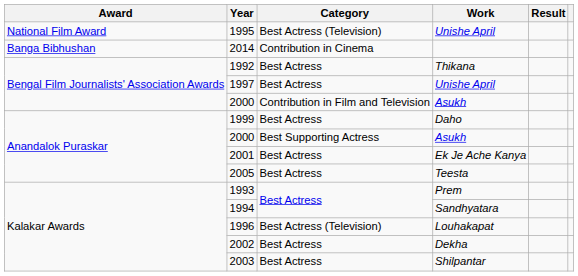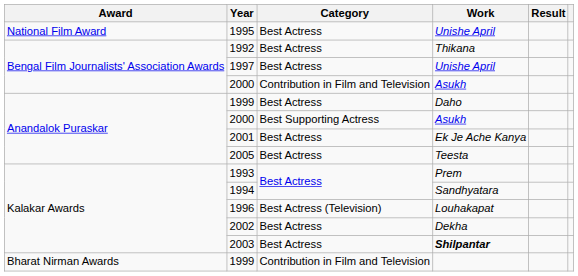(320, 31) Best Actress (Television) -> (291, 31) Best Actress
- row: (51, 48)
(460, 262) normal -> (462, 244) bold
+ row: (63, 262)
